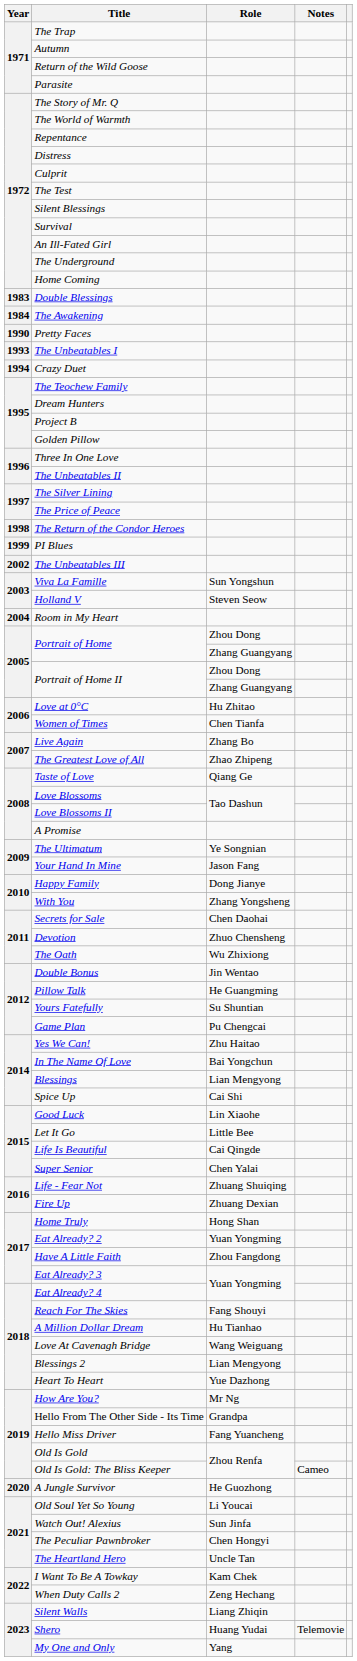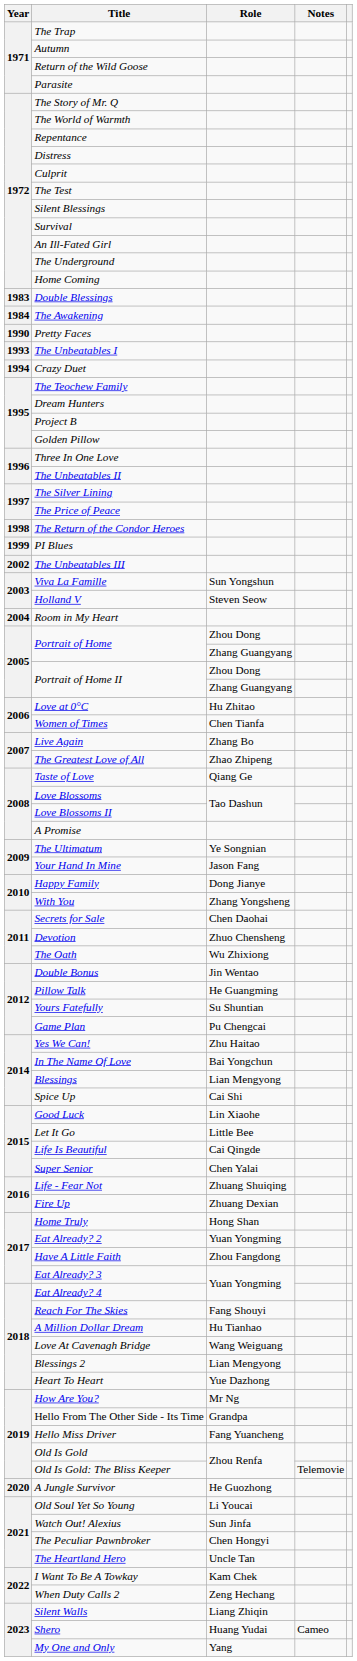(313, 1469) Cameo -> (321, 1469) Telemovie
(321, 1629) Telemovie -> (313, 1629) Cameo
